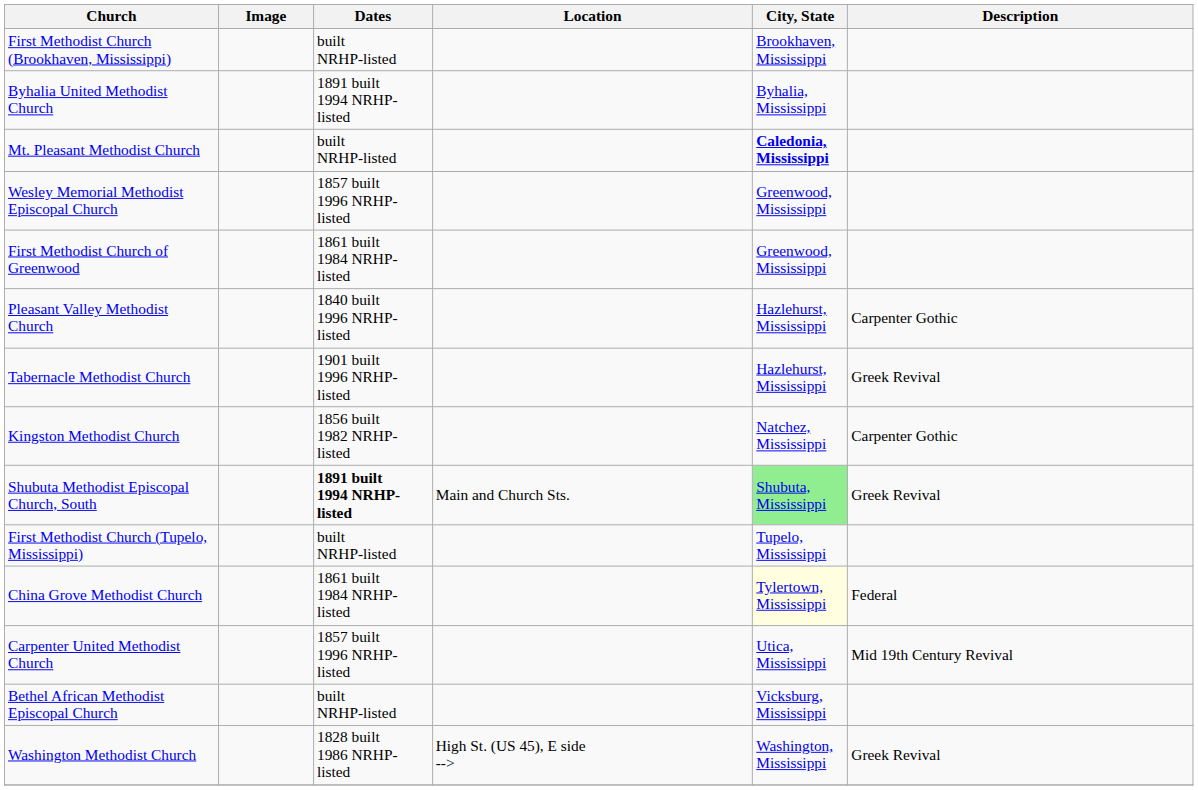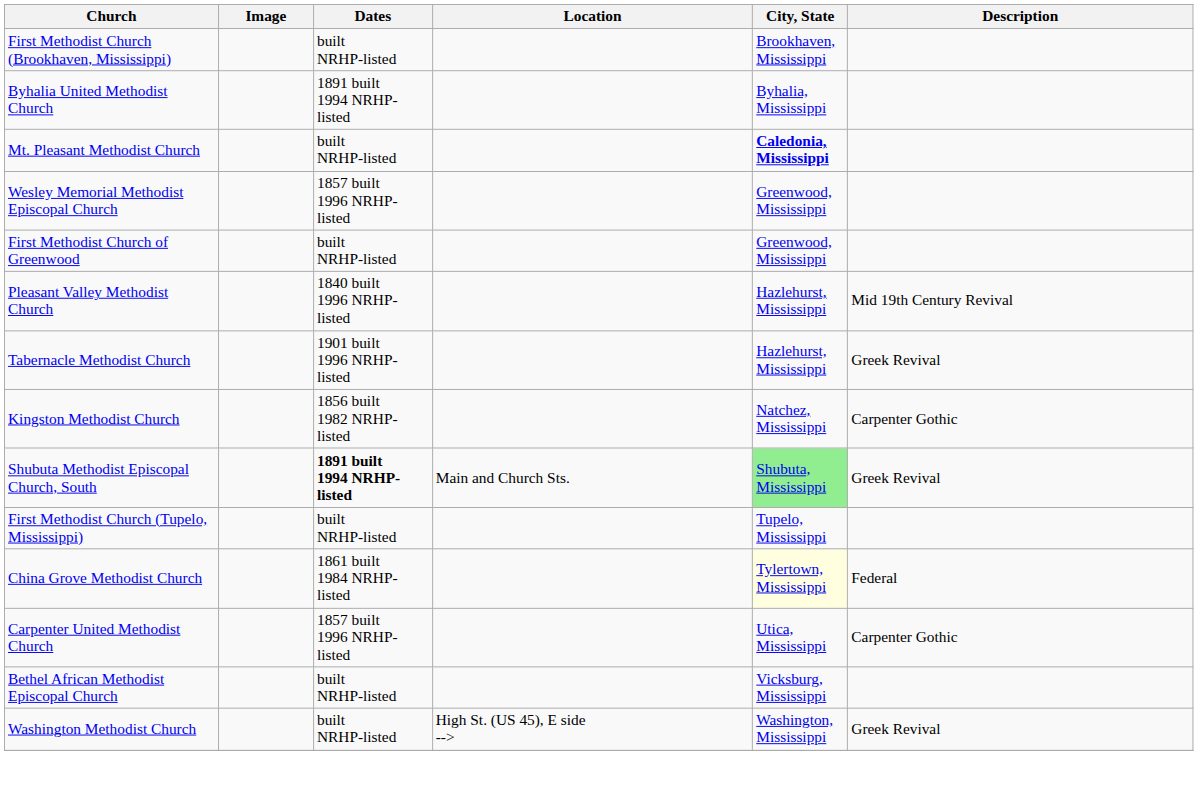(357, 259) 1861 built 1984 NRHP-listed -> (357, 250) built NRHP-listed
(904, 318) Carpenter Gothic -> (932, 301) Mid 19th Century Revival
(932, 654) Mid 19th Century Revival -> (904, 637) Carpenter Gothic
(357, 755) 1828 built 1986 NRHP-listed -> (357, 729) built NRHP-listed
